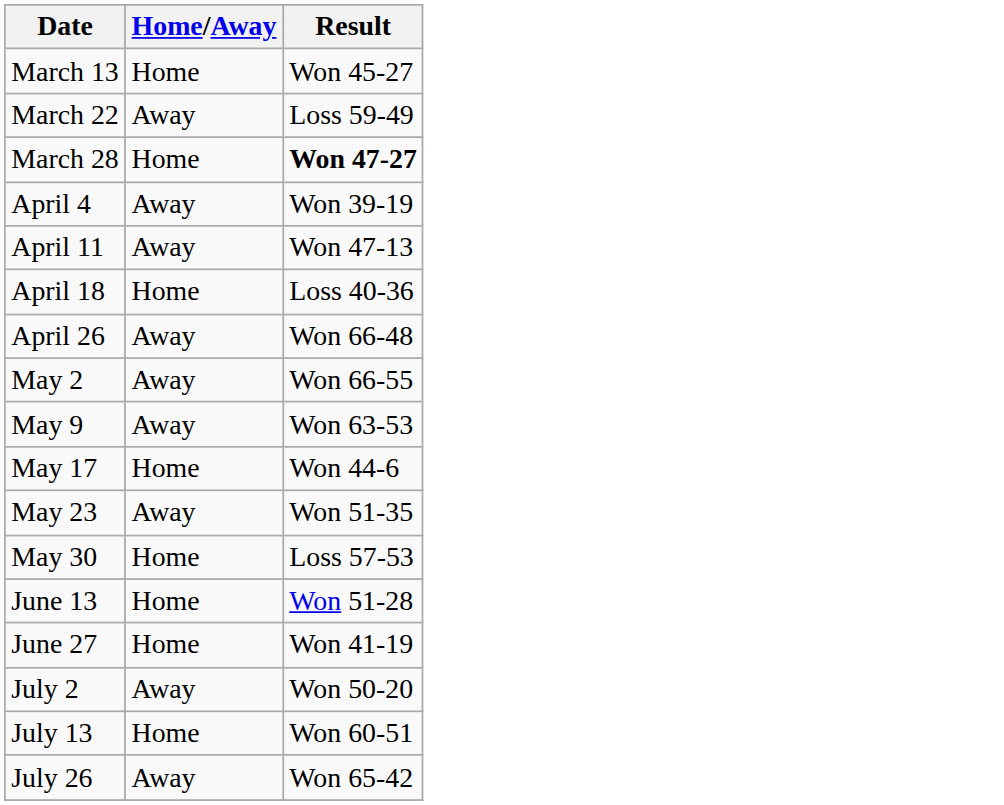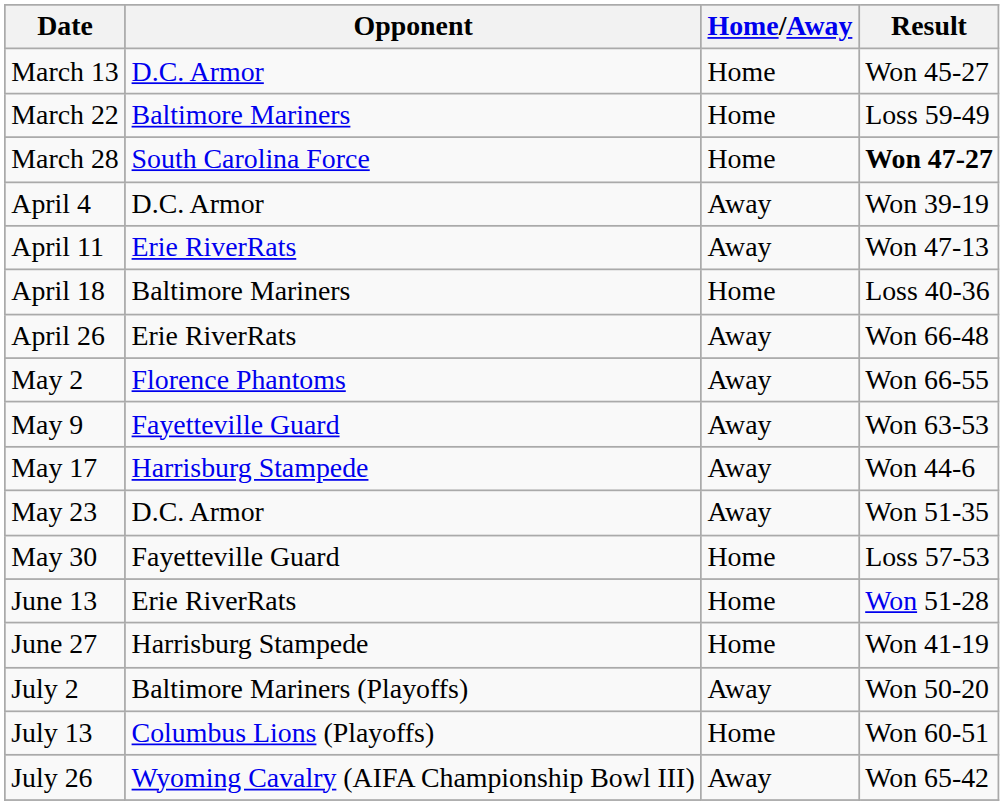+ column: (413, 26)
(164, 114) Away -> (742, 114) Home
(166, 468) Home -> (739, 468) Away
